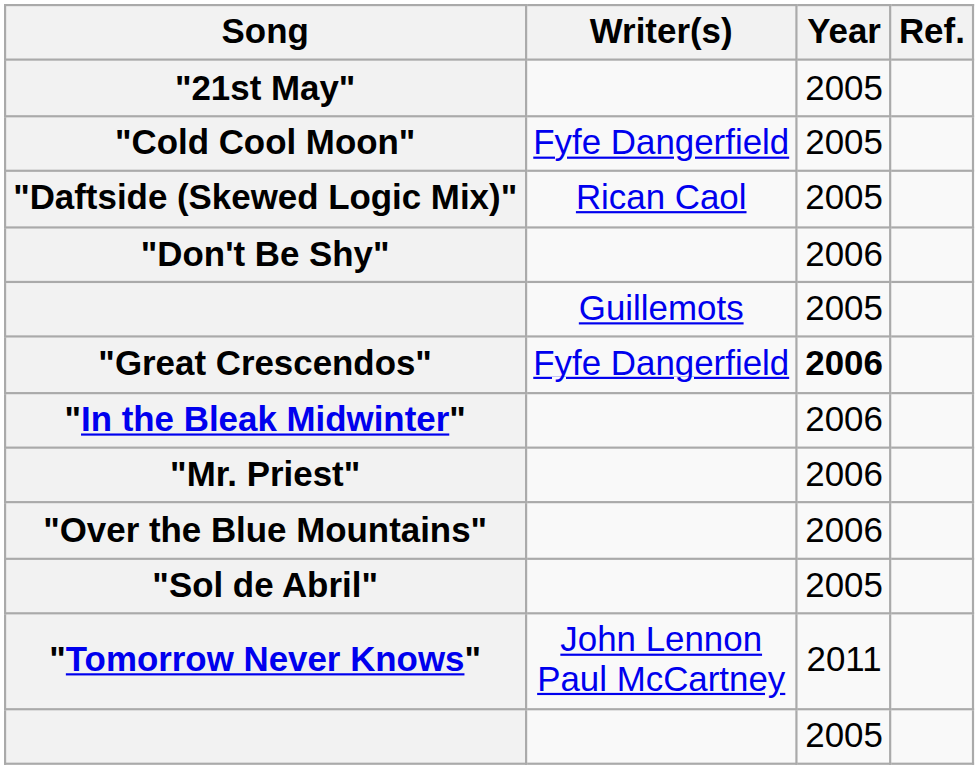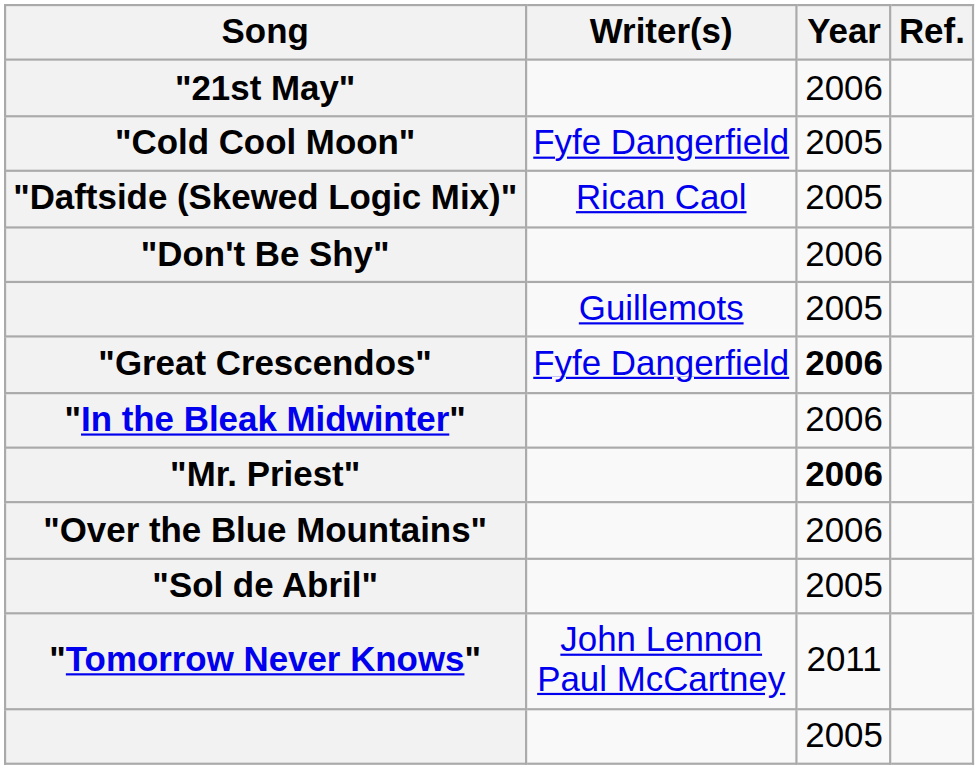(844, 87) 2005 -> (844, 87) 2006
(844, 474) normal -> (844, 474) bold
